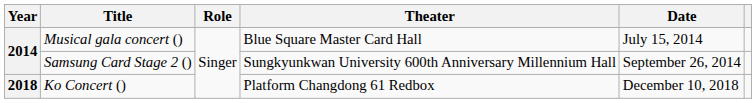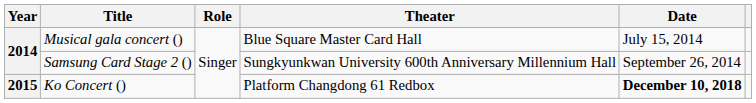(23, 86) 2018 -> (23, 86) 2015
(681, 86) normal -> (682, 86) bold
